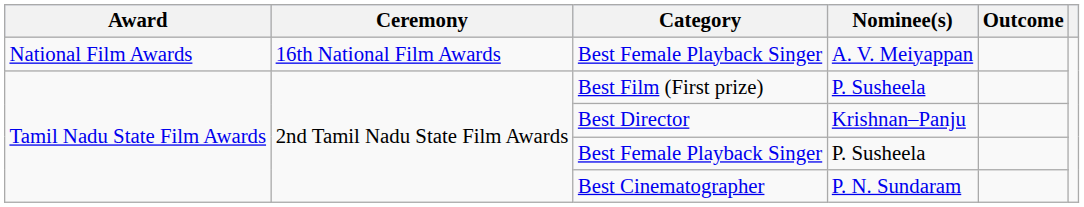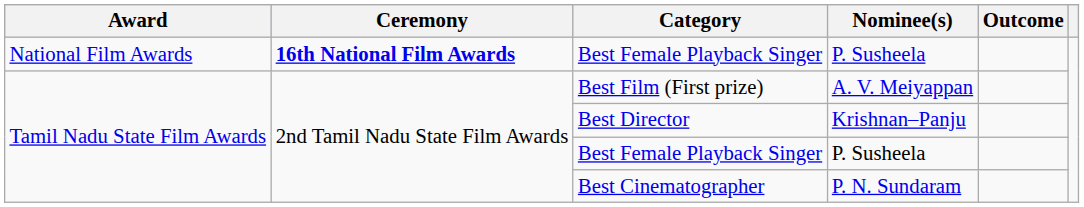(388, 53) normal -> (395, 53) bold
(902, 53) A. V. Meiyappan -> (879, 53) P. Susheela
(879, 86) P. Susheela -> (902, 86) A. V. Meiyappan
